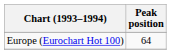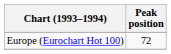(146, 40) 64 -> (146, 40) 72
